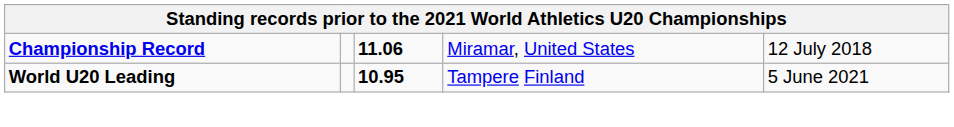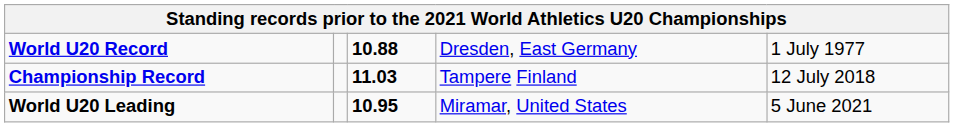+ row: (88, 48)
(381, 48) 11.06 -> (374, 77) 11.03
(541, 48) Miramar, United States -> (508, 77) Tampere Finland
(516, 77) Tampere Finland -> (533, 106) Miramar, United States
